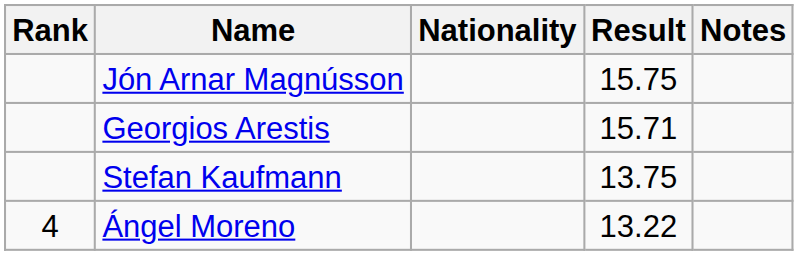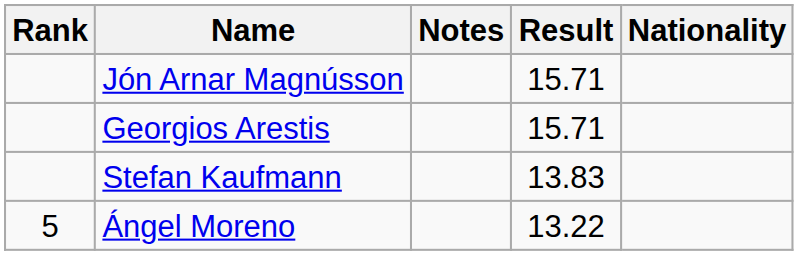columns swapped: (497, 30) <-> (743, 30)
(638, 79) 15.75 -> (566, 79) 15.71
(638, 177) 13.75 -> (566, 177) 13.83
(50, 226) 4 -> (50, 226) 5
